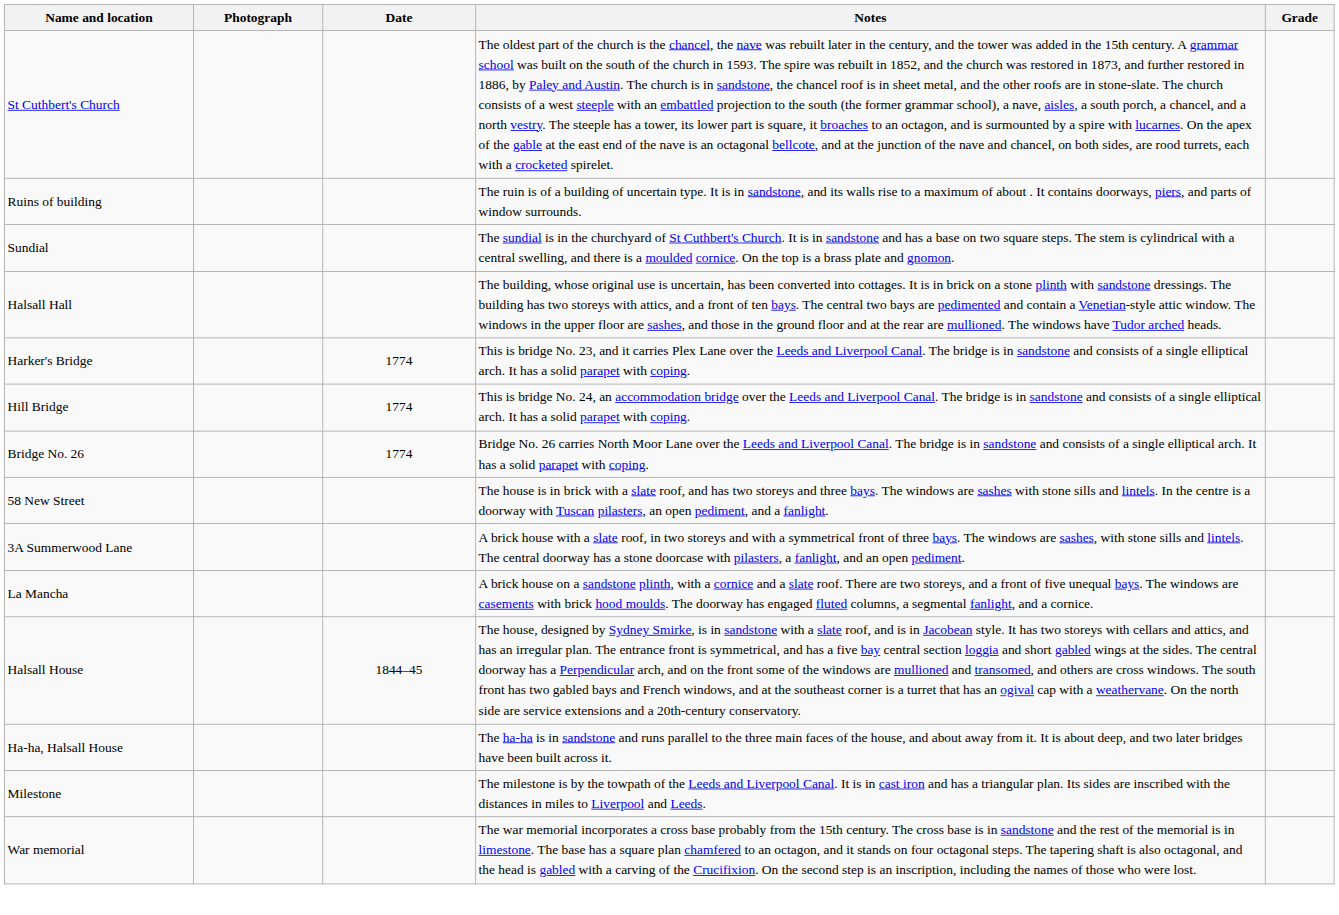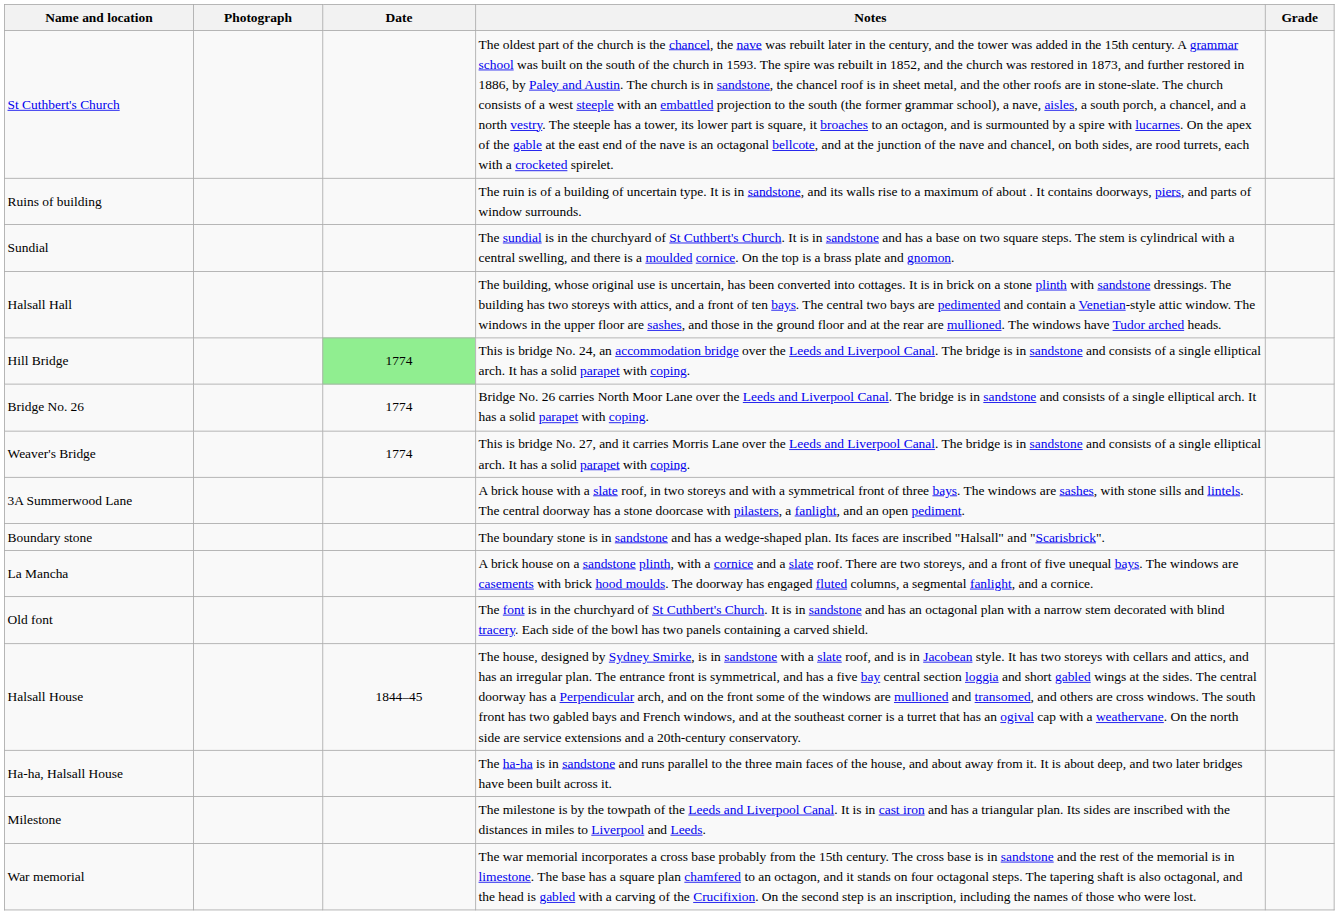- row: (50, 361)
(399, 407) no background -> (399, 361) lightgreen background
+ row: (52, 454)
- row: (46, 500)
+ row: (50, 537)
+ row: (30, 620)
